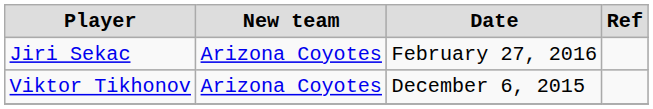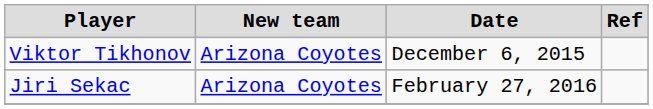rows swapped: (100, 87) <-> (70, 54)
